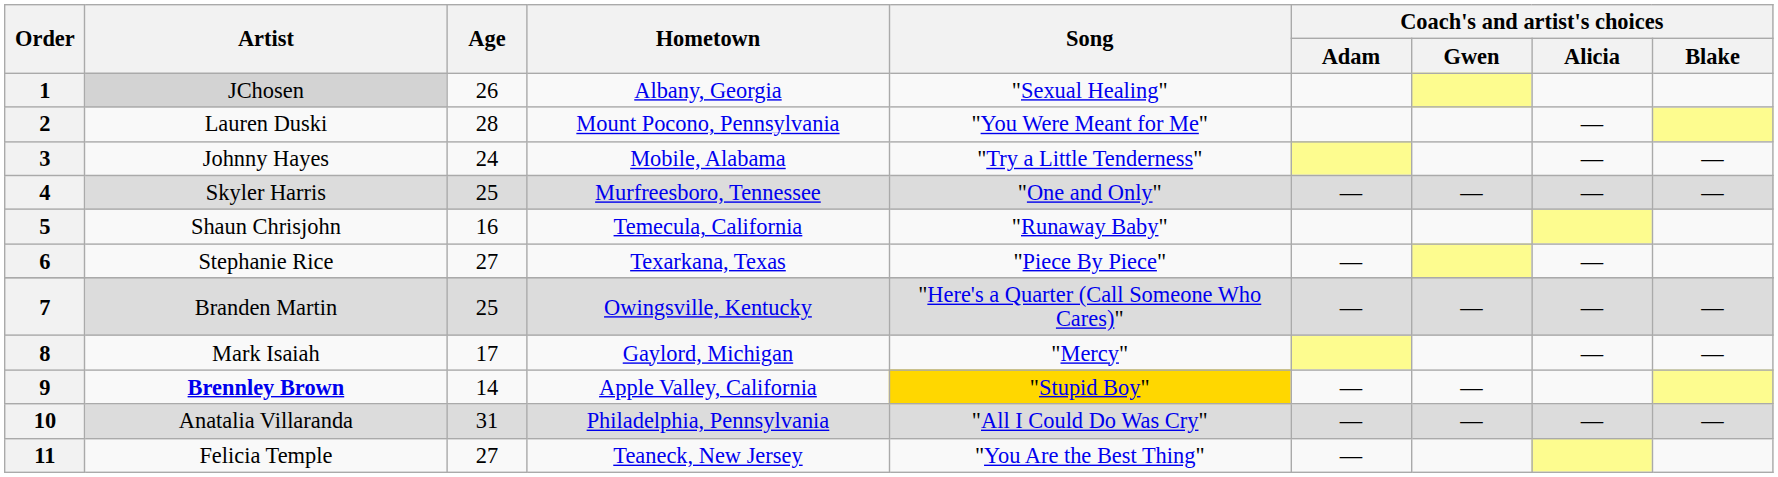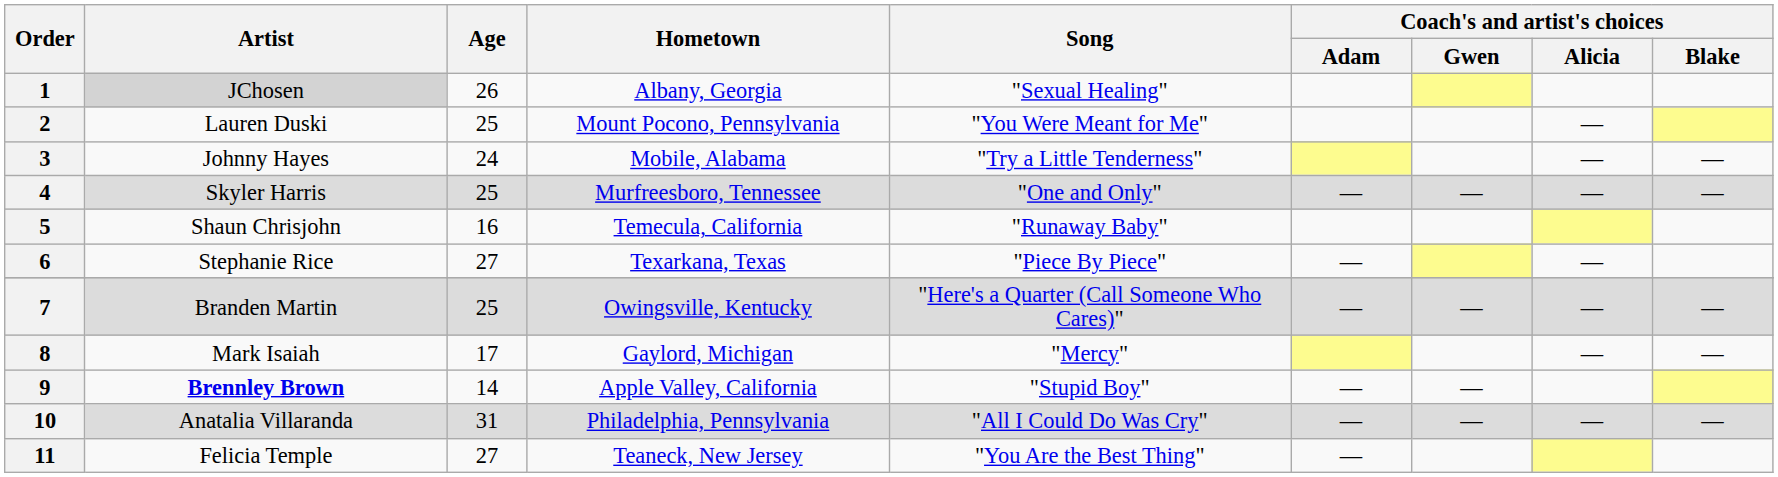(487, 124) 28 -> (487, 124) 25
(1090, 387) gold background -> (1090, 387) no background
